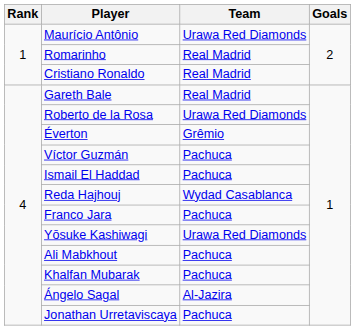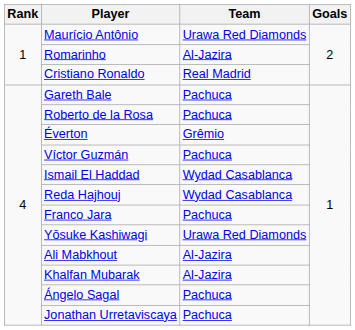(217, 54) Real Madrid -> (207, 54) Al-Jazira
(217, 94) Real Madrid -> (207, 94) Pachuca
(244, 114) Urawa Red Diamonds -> (207, 114) Pachuca
(207, 174) Pachuca -> (237, 174) Wydad Casablanca
(207, 255) Pachuca -> (207, 255) Al-Jazira
(207, 275) Pachuca -> (207, 275) Al-Jazira
(207, 295) Al-Jazira -> (207, 295) Pachuca
